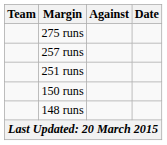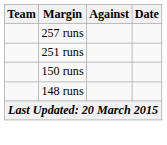- row: (63, 33)
